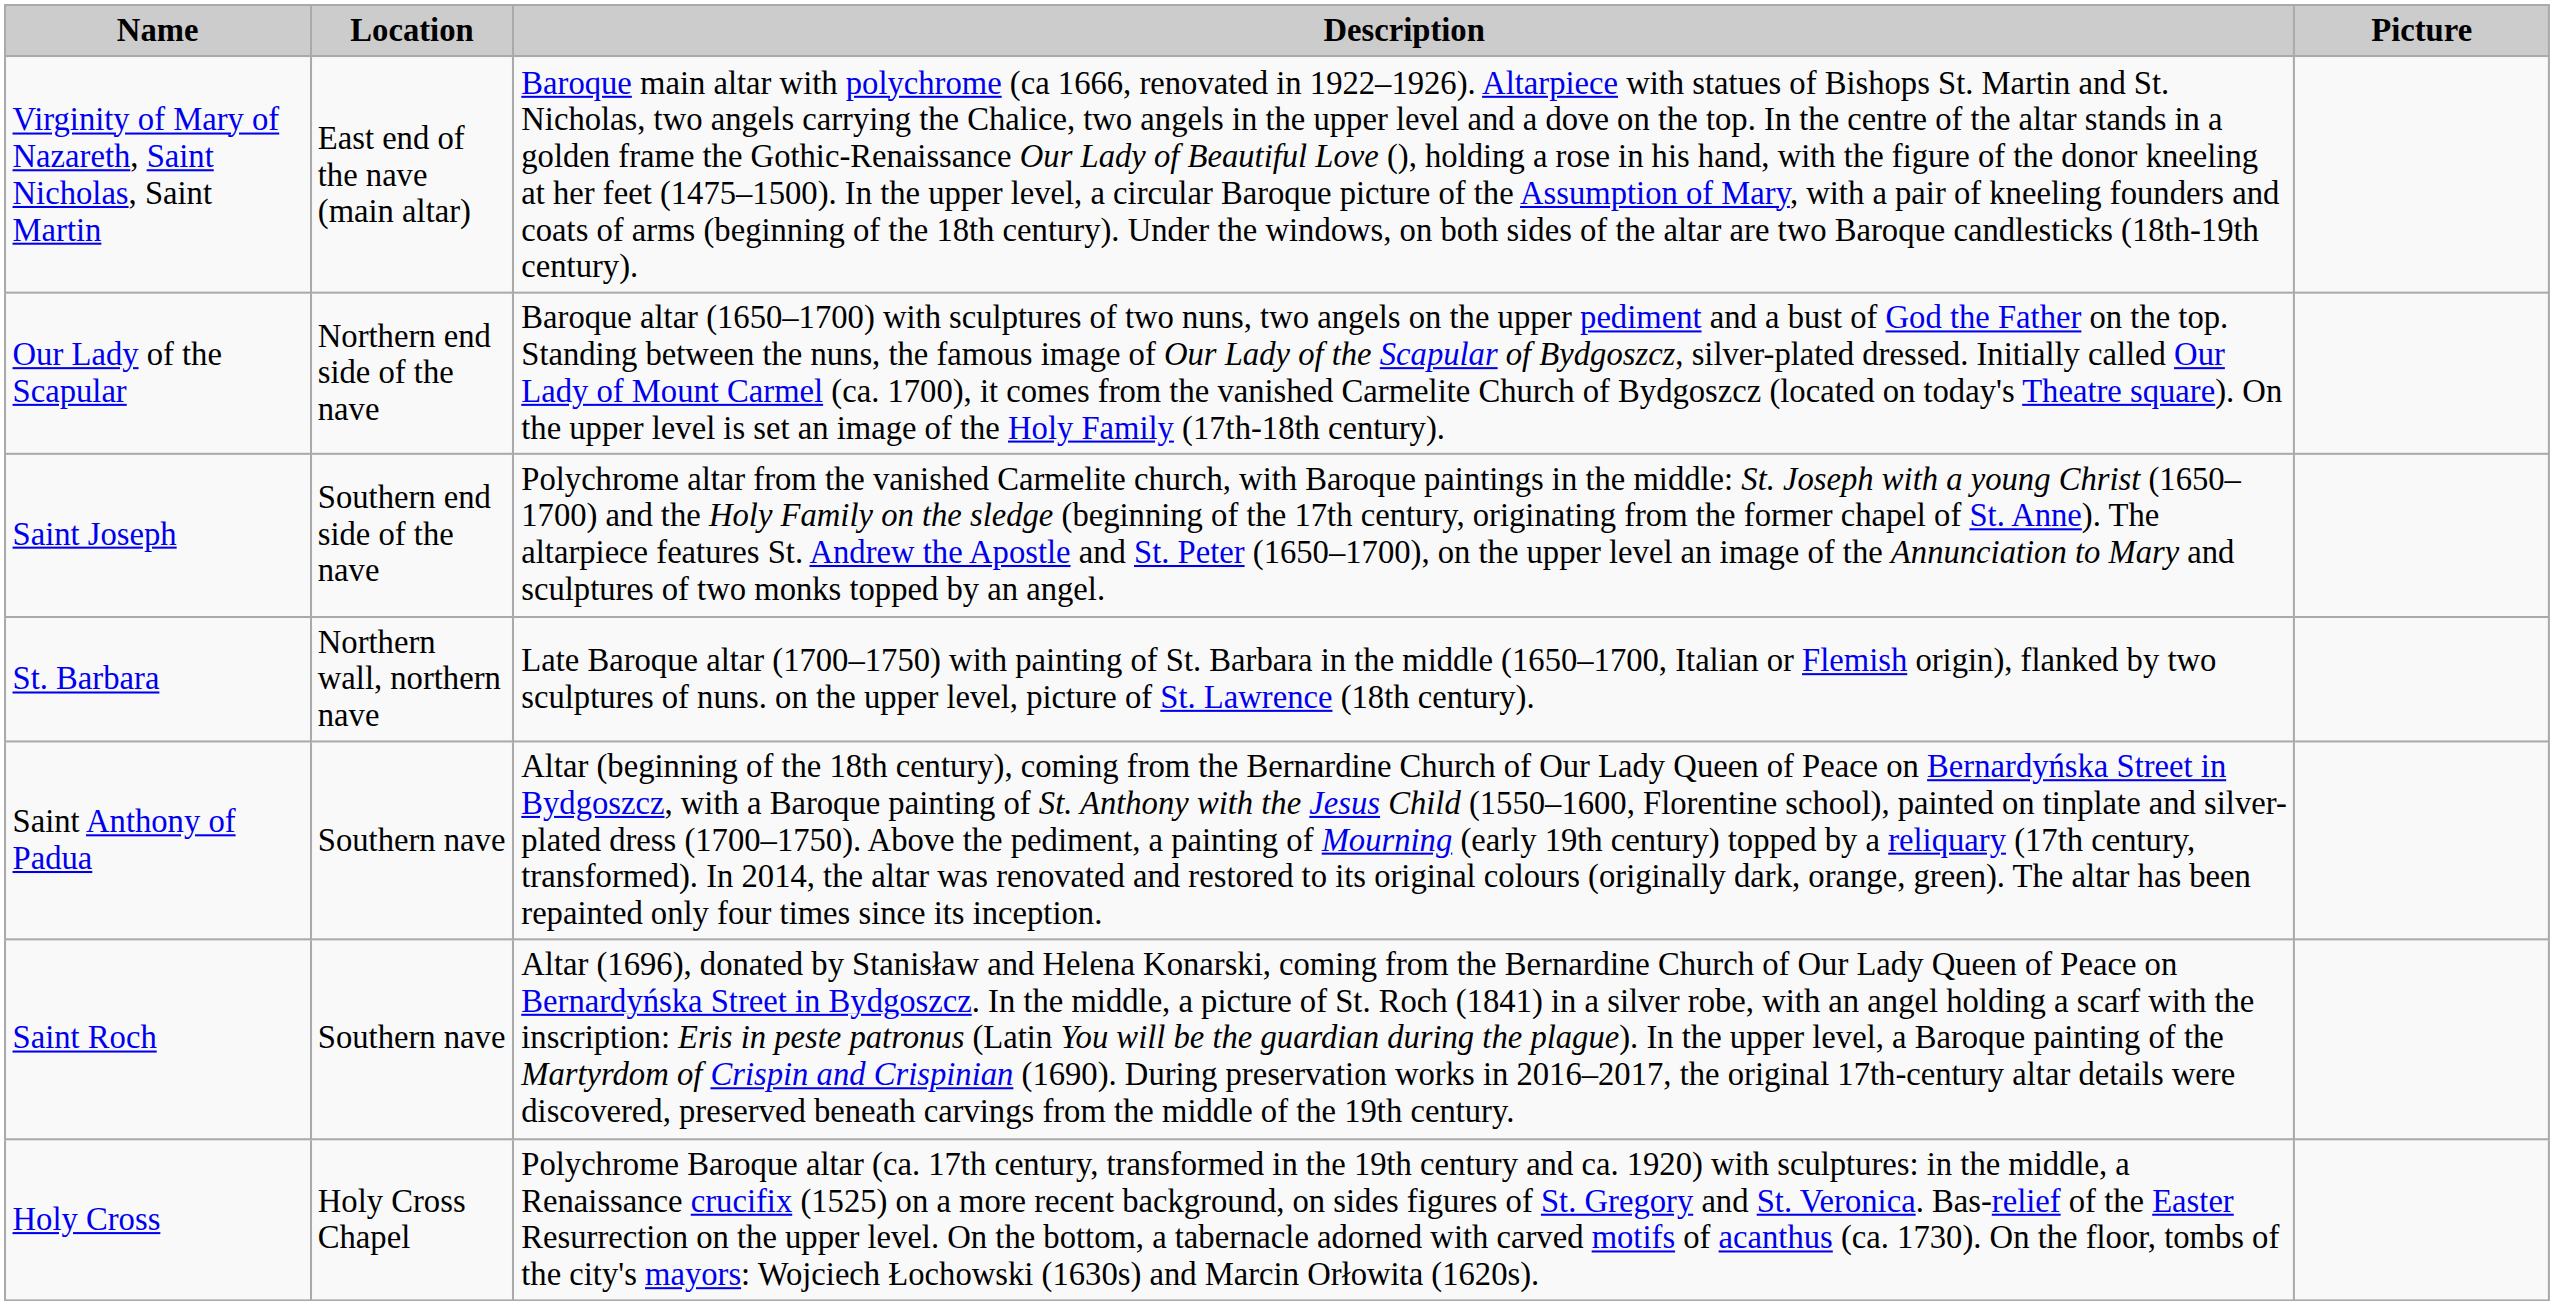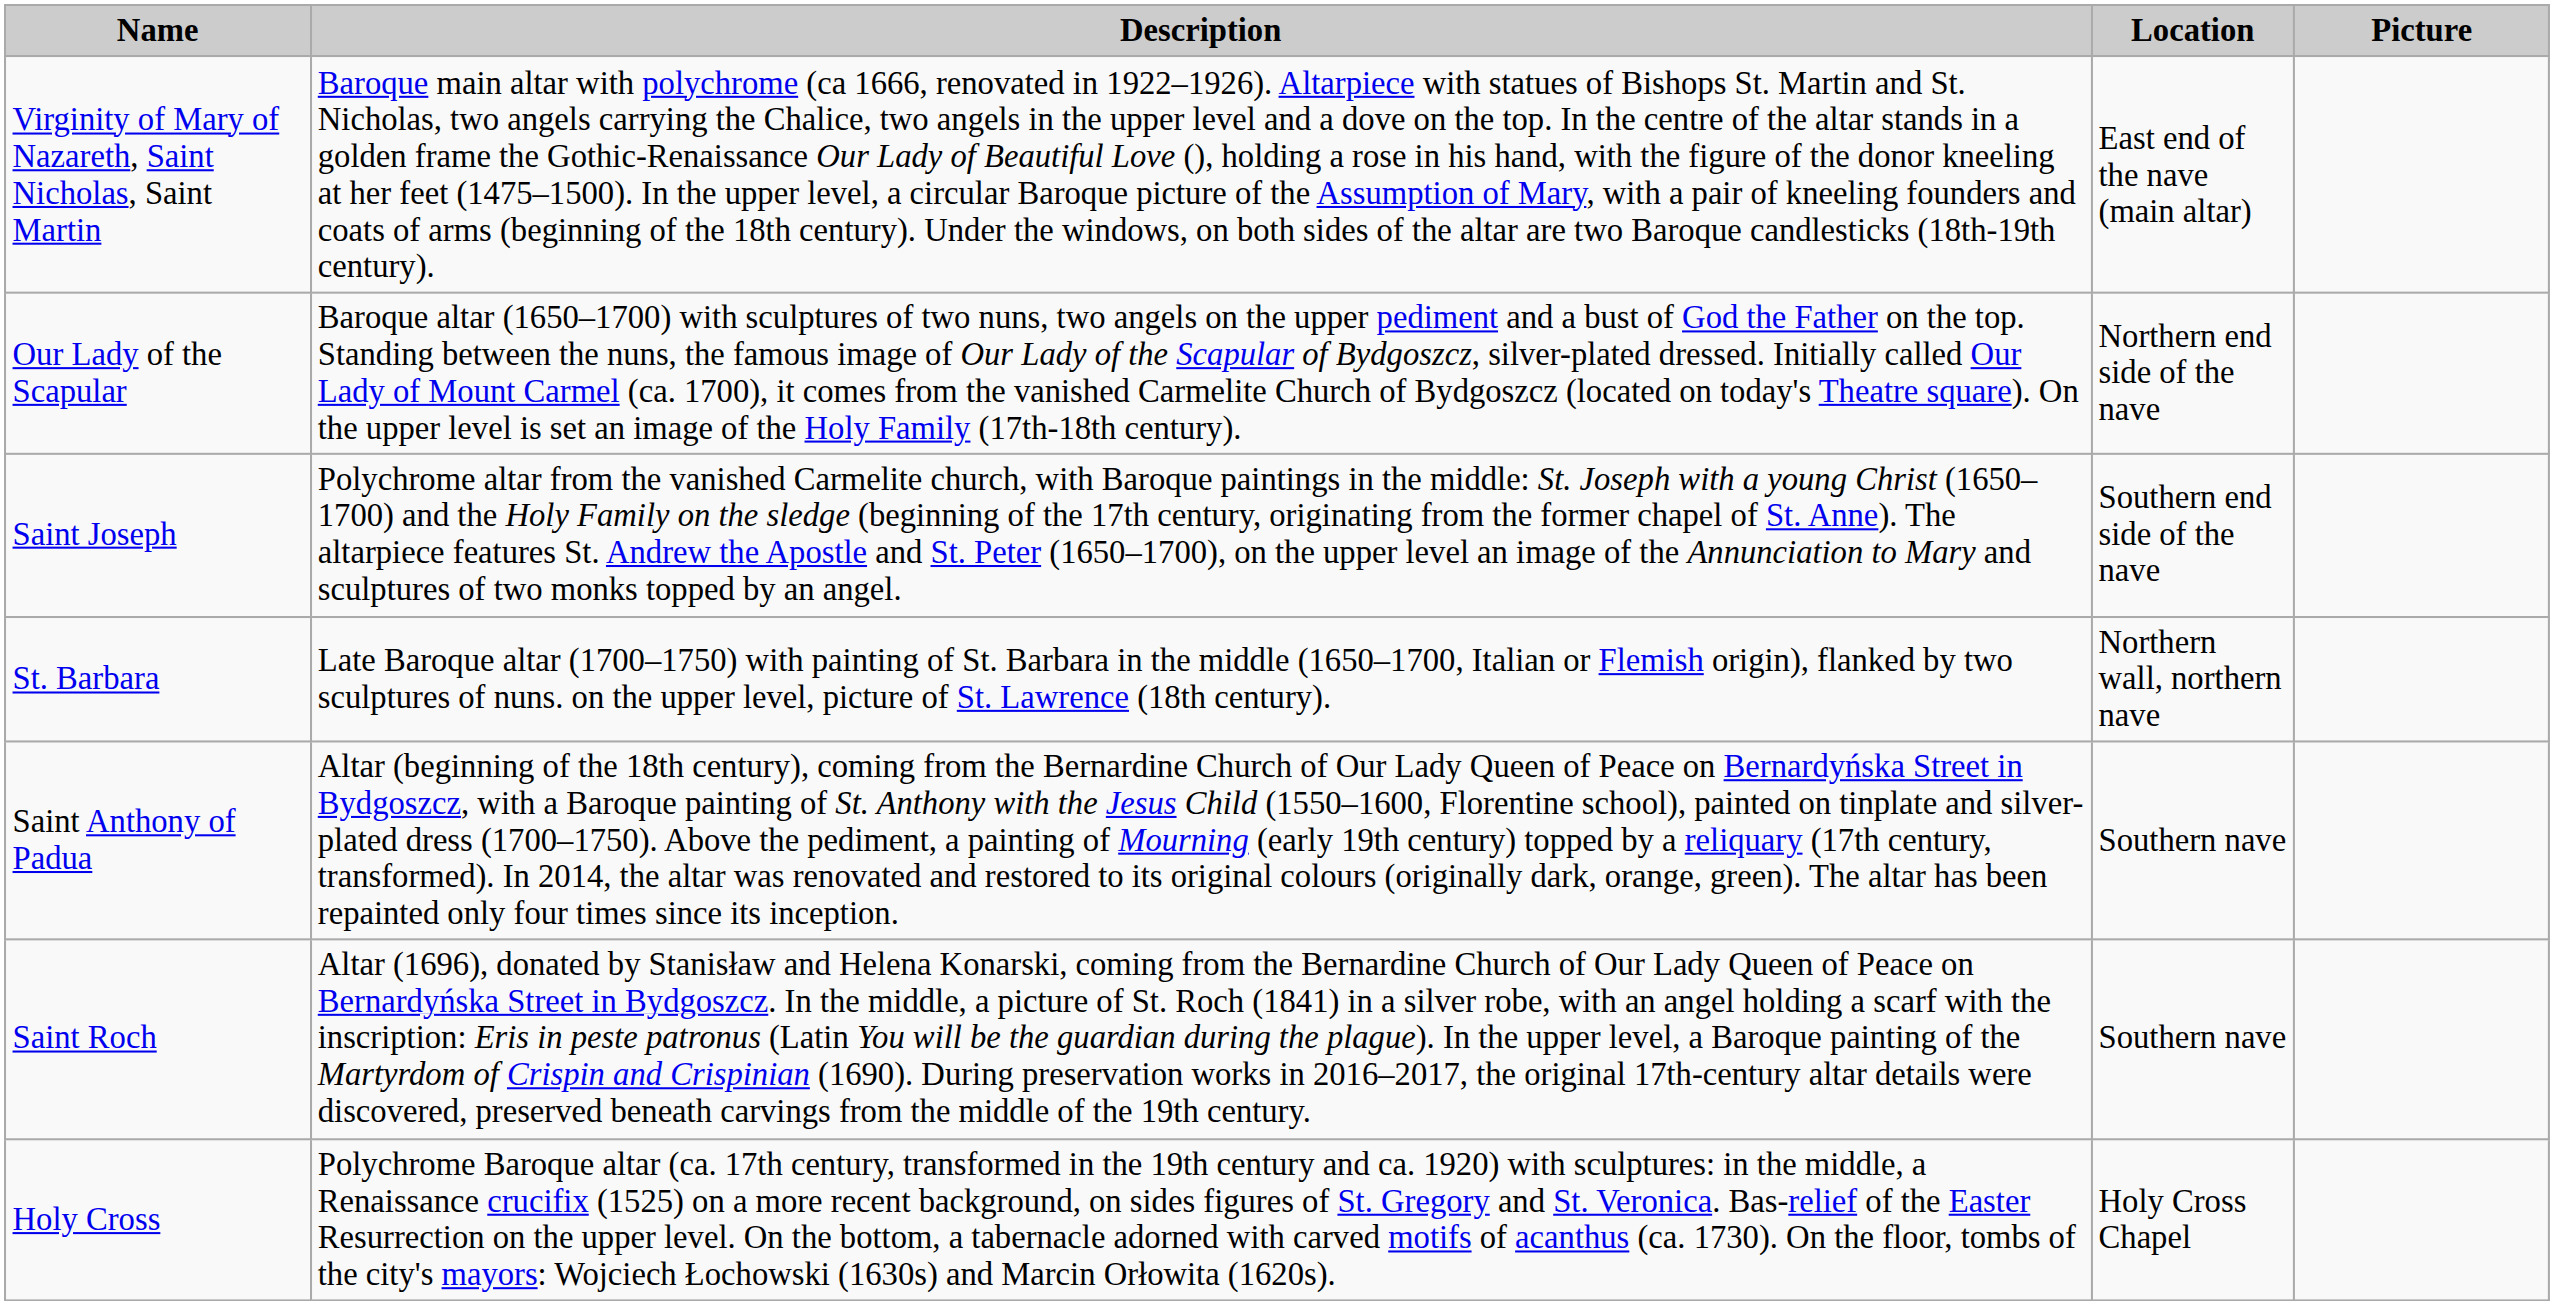columns swapped: (412, 30) <-> (1404, 30)
